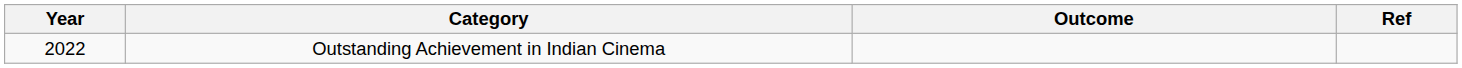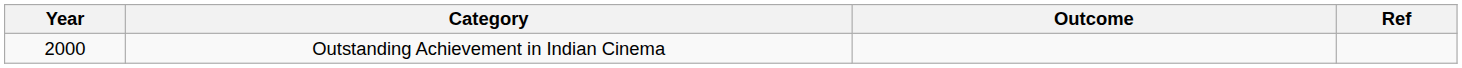(65, 48) 2022 -> (65, 48) 2000
